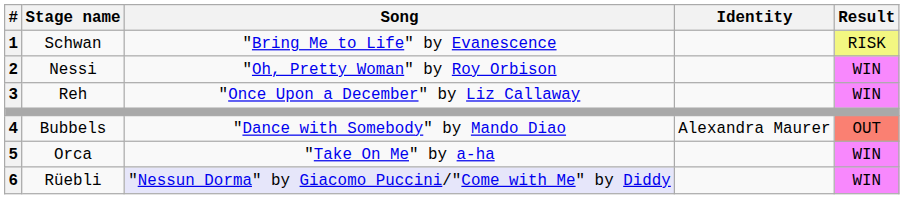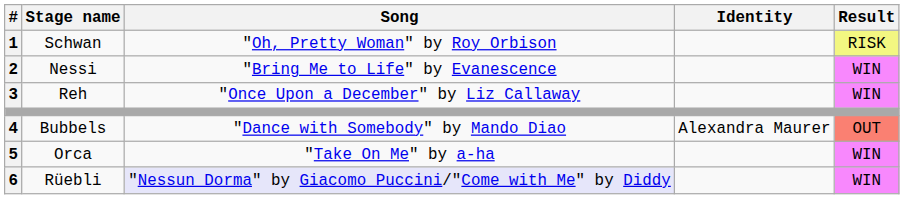(399, 43) "Bring Me to Life" by Evanescence -> (399, 43) "Oh, Pretty Woman" by Roy Orbison
(399, 69) "Oh, Pretty Woman" by Roy Orbison -> (399, 69) "Bring Me to Life" by Evanescence
